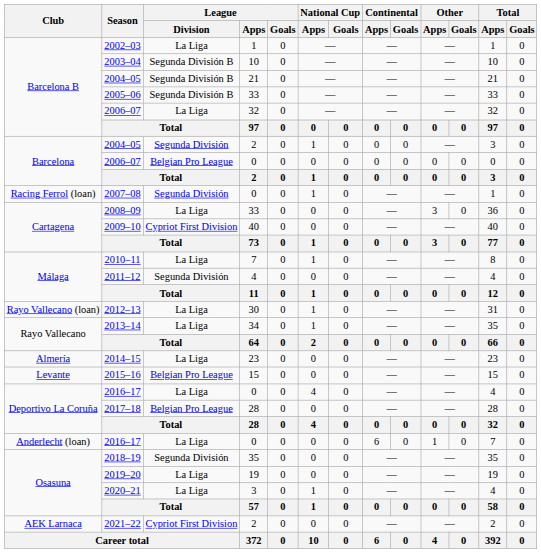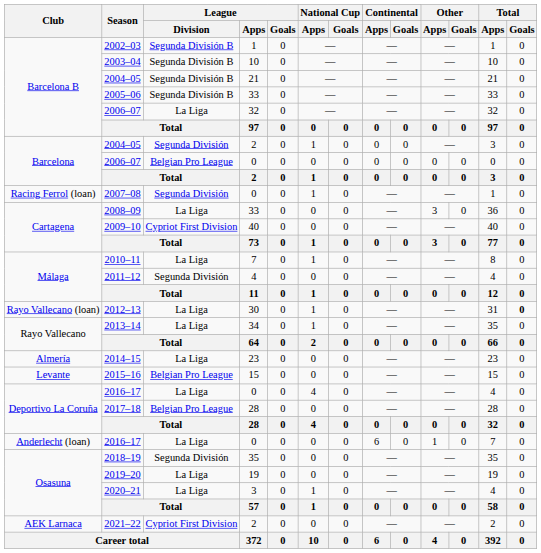(191, 45) La Liga -> (191, 45) Segunda División B
(522, 309) normal -> (522, 309) bold
